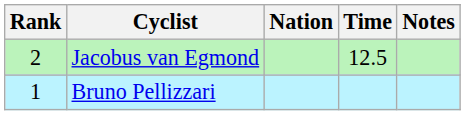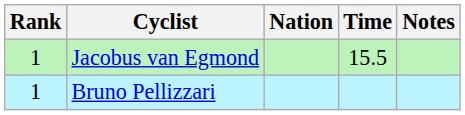(36, 57) 2 -> (36, 57) 1
(368, 57) 12.5 -> (368, 57) 15.5
